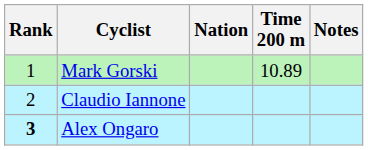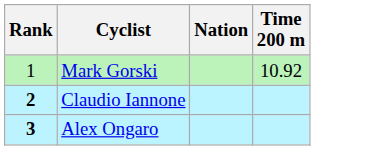- column: (336, 29)
(281, 70) 10.89 -> (281, 70) 10.92
(31, 99) normal -> (31, 99) bold
